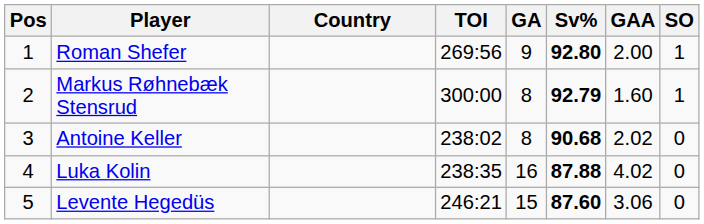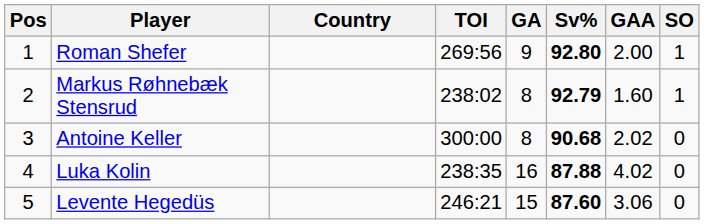(471, 95) 300:00 -> (471, 95) 238:02
(471, 139) 238:02 -> (471, 139) 300:00
